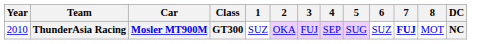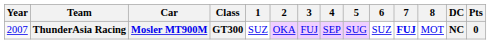+ column: (476, 12)
(17, 30) 2010 -> (17, 30) 2007
